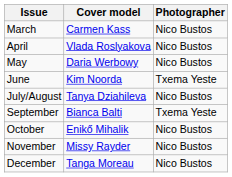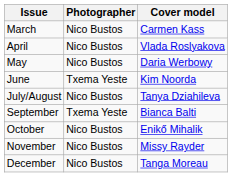columns swapped: (108, 12) <-> (190, 12)
